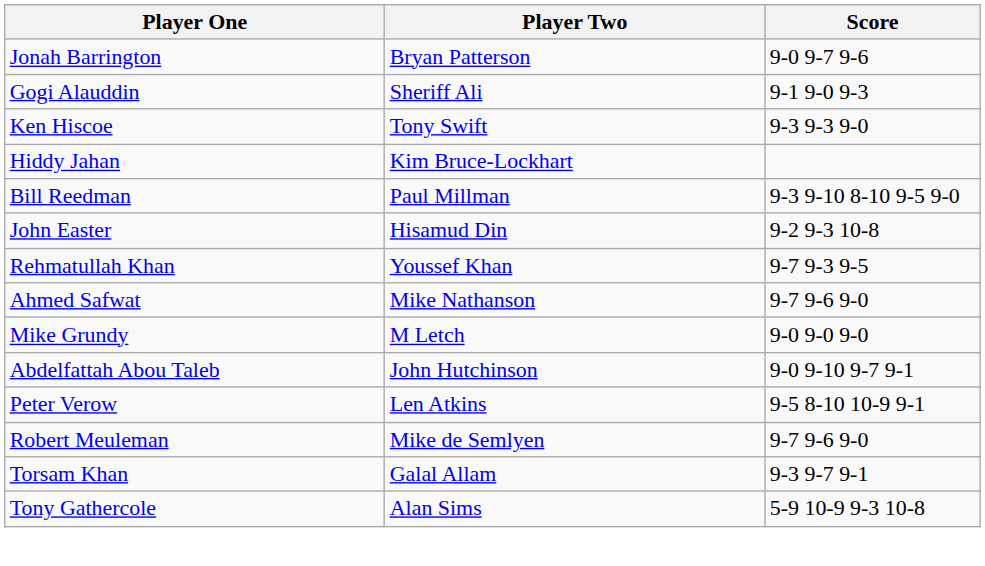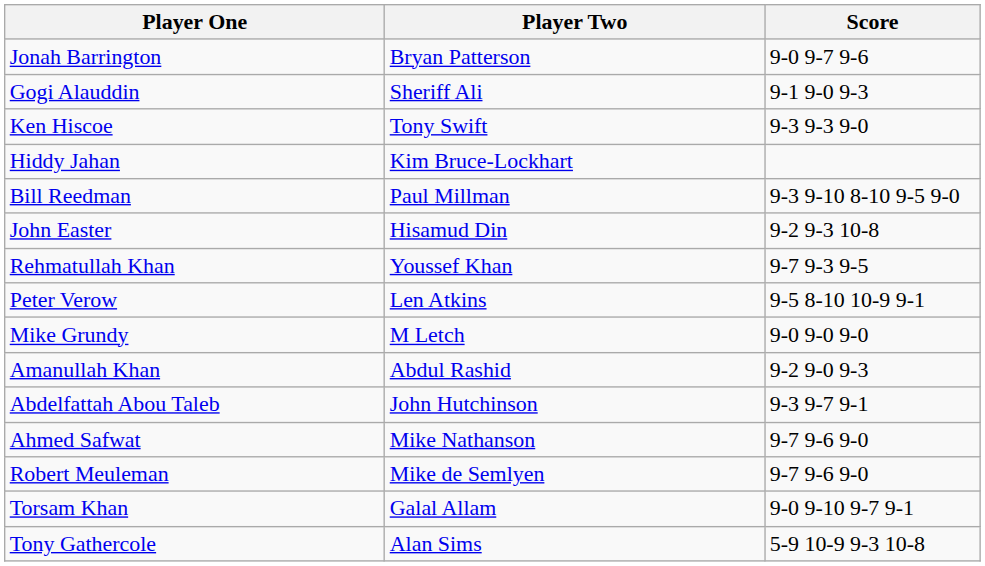rows swapped: (75, 299) <-> (63, 404)
+ row: (85, 369)
(842, 369) 9-0 9-10 9-7 9-1 -> (819, 404) 9-3 9-7 9-1
(819, 473) 9-3 9-7 9-1 -> (842, 508) 9-0 9-10 9-7 9-1
